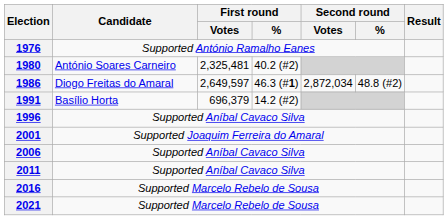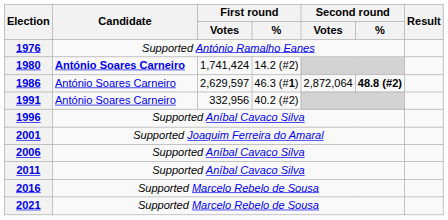(115, 65) normal -> (120, 65) bold
(225, 65) 2,325,481 -> (225, 65) 1,741,424
(276, 65) 40.2 (#2) -> (276, 65) 14.2 (#2)
(114, 83) Diogo Freitas do Amaral -> (115, 83) António Soares Carneiro
(225, 83) 2,649,597 -> (225, 83) 2,629,597
(328, 83) 2,872,034 -> (328, 83) 2,872,064
(380, 83) normal -> (380, 83) bold
(87, 100) Basílio Horta -> (115, 100) António Soares Carneiro
(229, 100) 696,379 -> (229, 100) 332,956
(276, 100) 14.2 (#2) -> (276, 100) 40.2 (#2)
